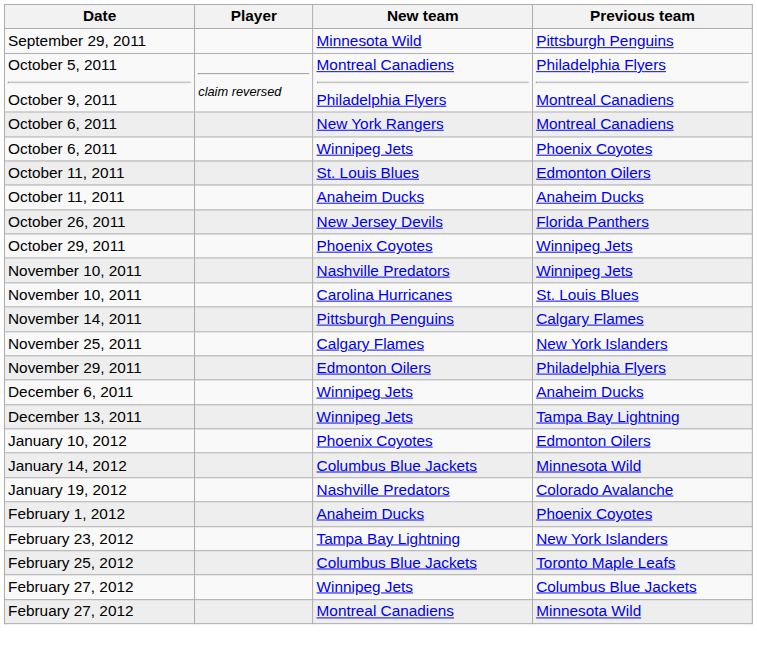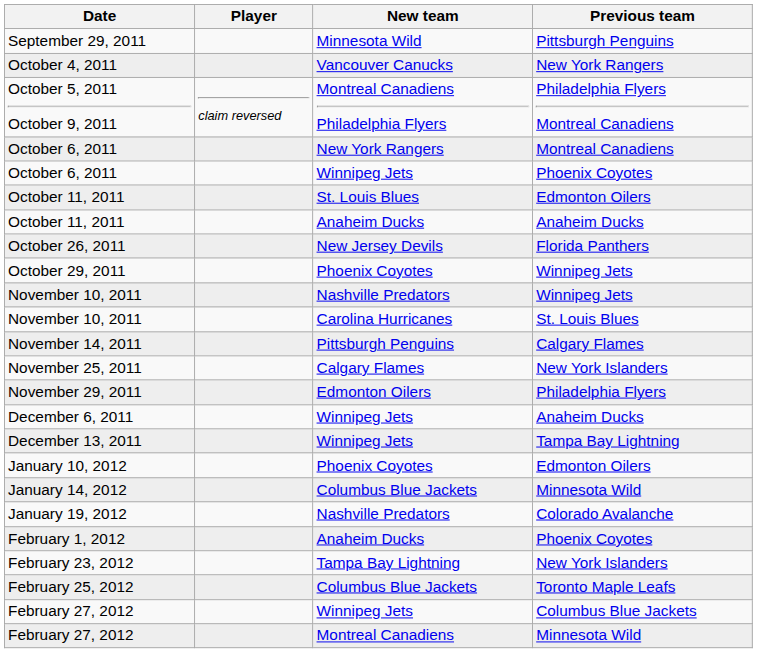+ row: (63, 65)
